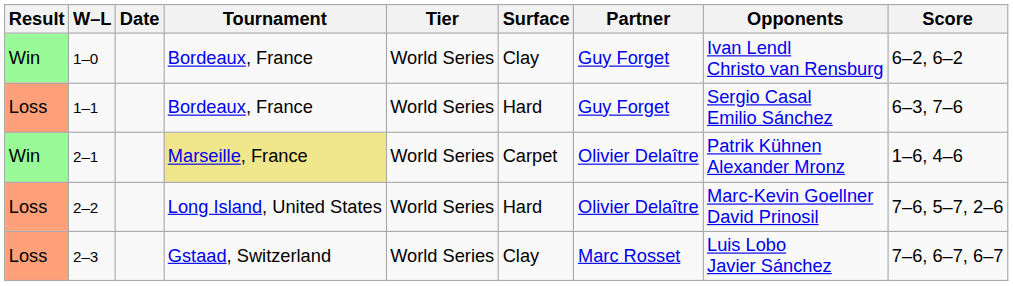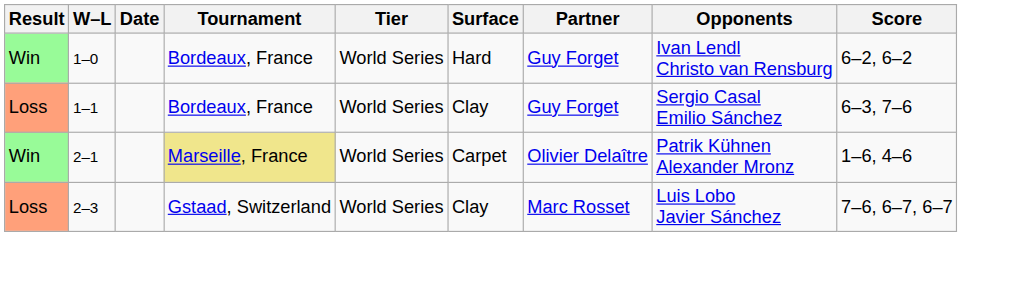(521, 58) Clay -> (472, 58) Hard
(522, 107) Hard -> (470, 107) Clay
- row: (86, 207)
